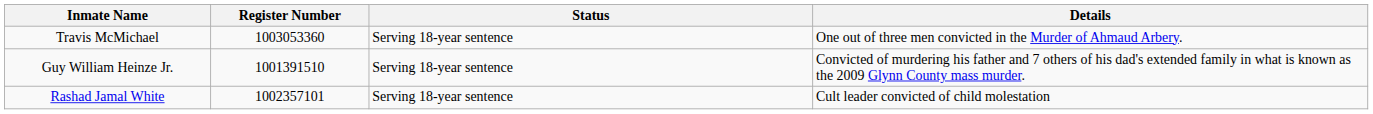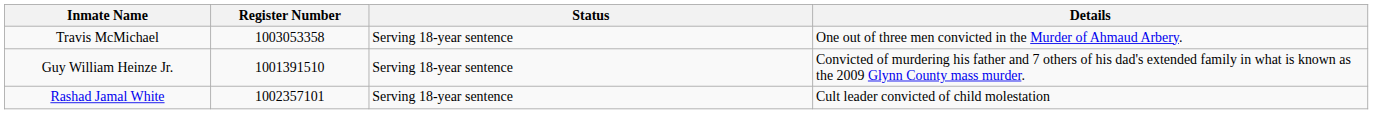(290, 37) 1003053360 -> (290, 37) 1003053358
